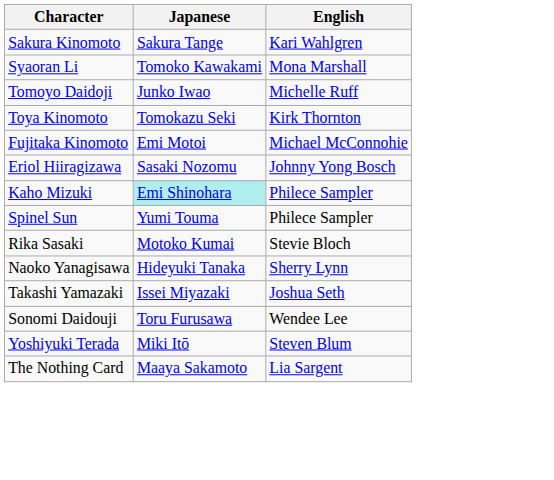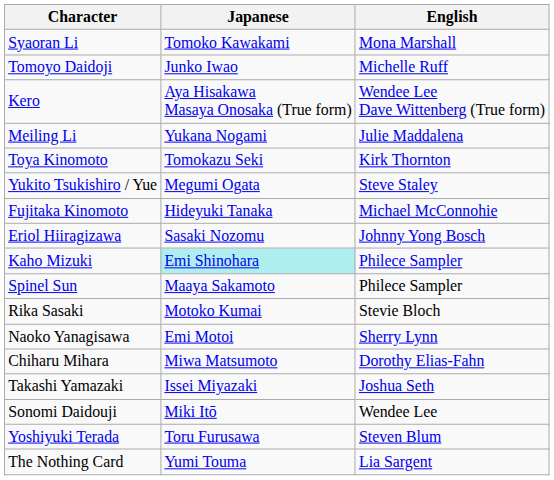- row: (64, 42)
+ row: (24, 101)
+ row: (42, 135)
+ row: (83, 185)
(171, 142) Emi Motoi -> (218, 210) Hideyuki Tanaka
(178, 218) Yumi Touma -> (220, 286) Maaya Sakamoto
(191, 268) Hideyuki Tanaka -> (199, 336) Emi Motoi
+ row: (59, 361)
(184, 318) Toru Furusawa -> (191, 411) Miki Itō
(163, 343) Miki Itō -> (212, 436) Toru Furusawa
(192, 368) Maaya Sakamoto -> (205, 461) Yumi Touma
